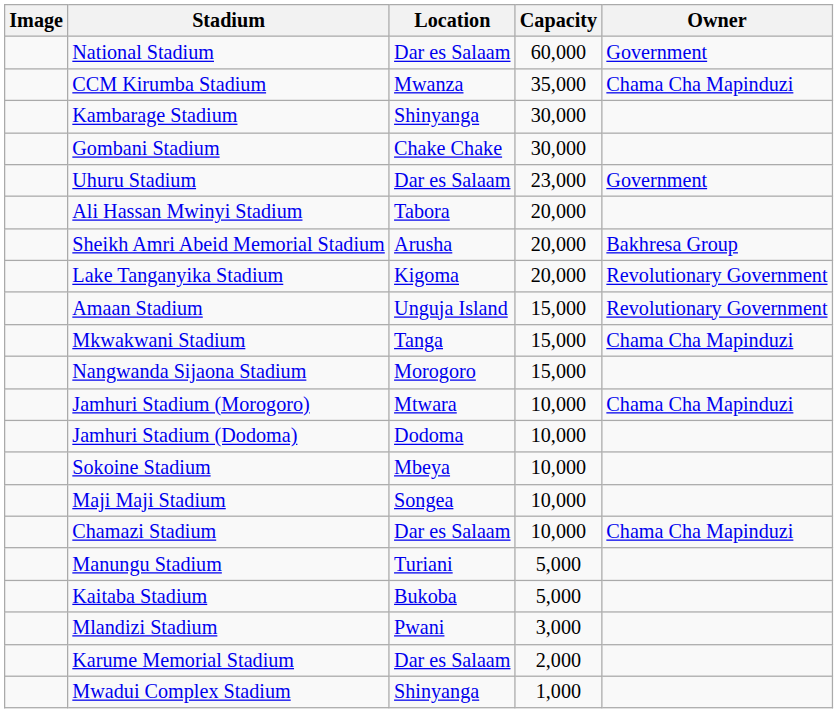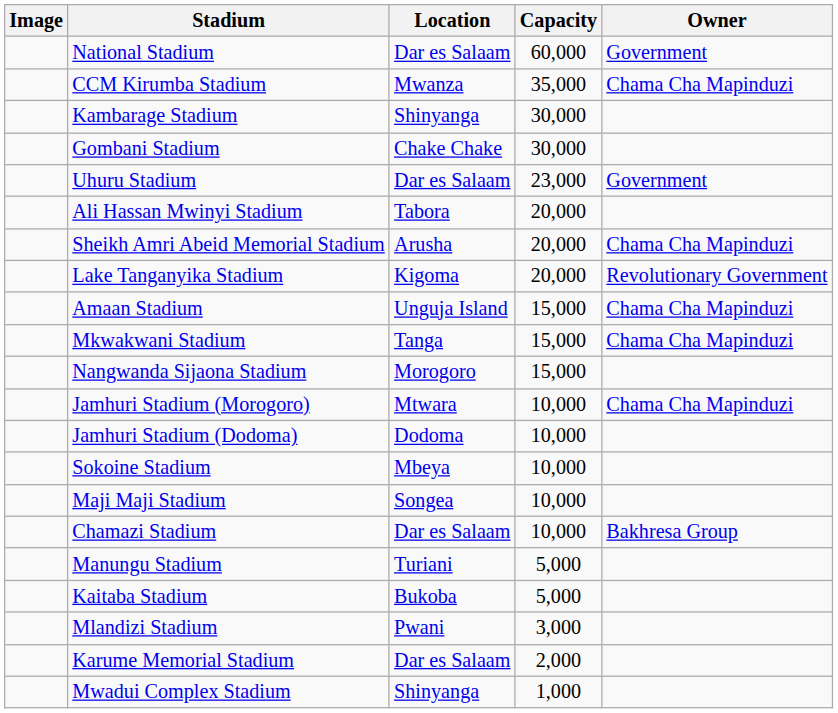(672, 244) Bakhresa Group -> (700, 244) Chama Cha Mapinduzi
(717, 308) Revolutionary Government -> (700, 308) Chama Cha Mapinduzi
(700, 532) Chama Cha Mapinduzi -> (672, 532) Bakhresa Group
